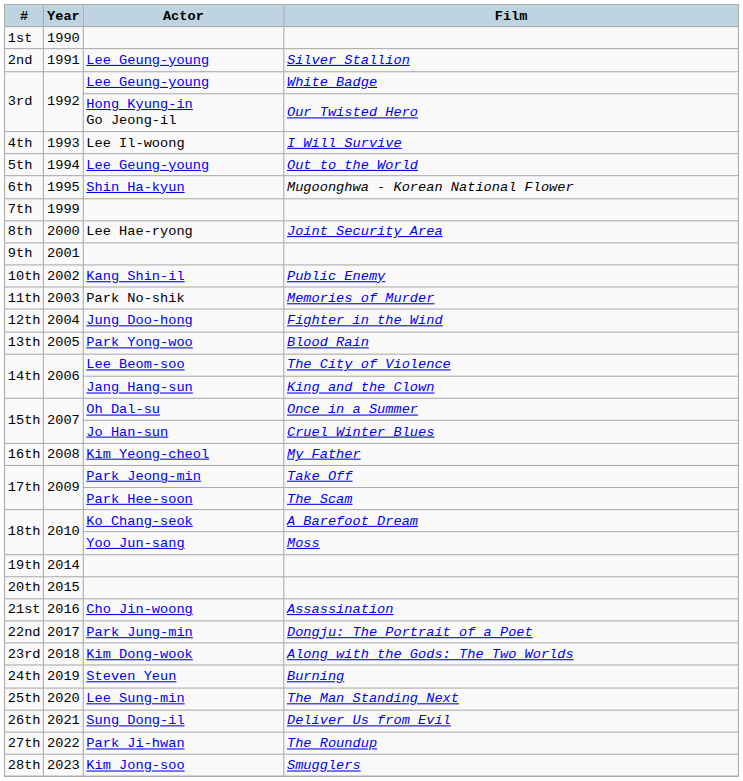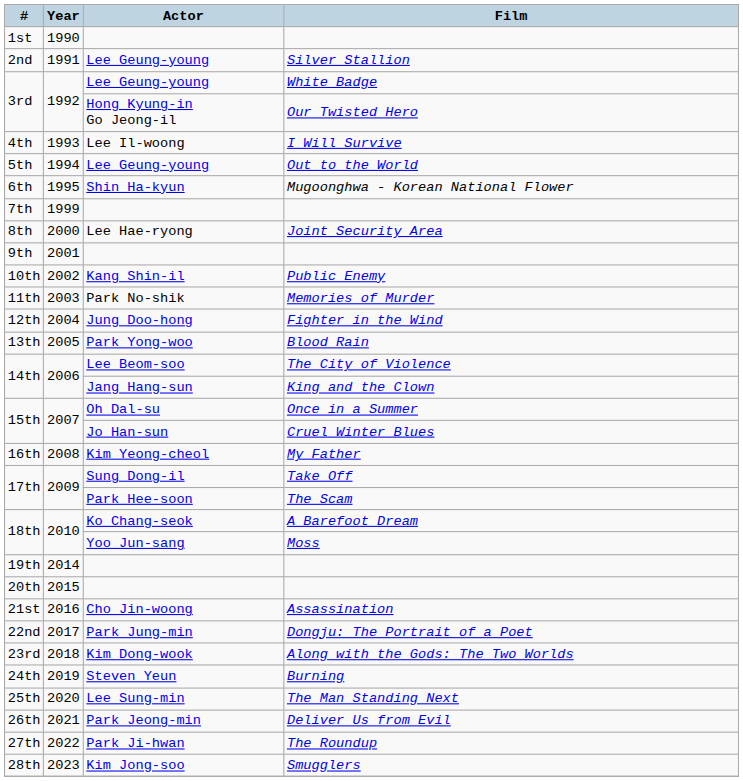(144, 476) Park Jeong-min -> (135, 476) Sung Dong-il
(135, 721) Sung Dong-il -> (144, 721) Park Jeong-min
